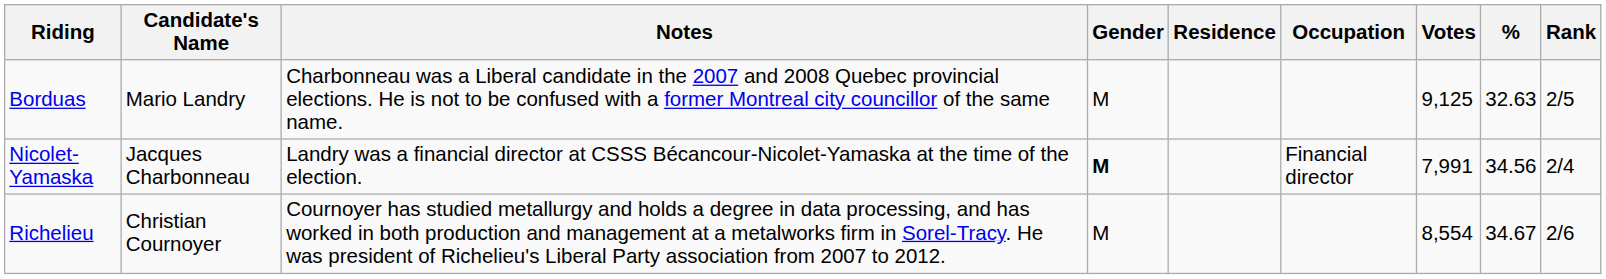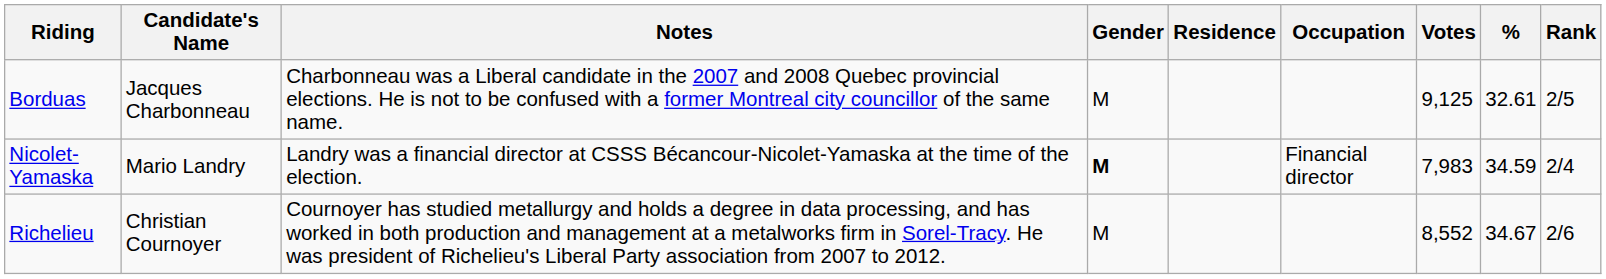(185, 99) Mario Landry -> (188, 99) Jacques Charbonneau
(1511, 99) 32.63 -> (1511, 99) 32.61
(188, 166) Jacques Charbonneau -> (185, 166) Mario Landry
(1447, 166) 7,991 -> (1447, 166) 7,983
(1511, 166) 34.56 -> (1511, 166) 34.59
(1447, 233) 8,554 -> (1447, 233) 8,552
